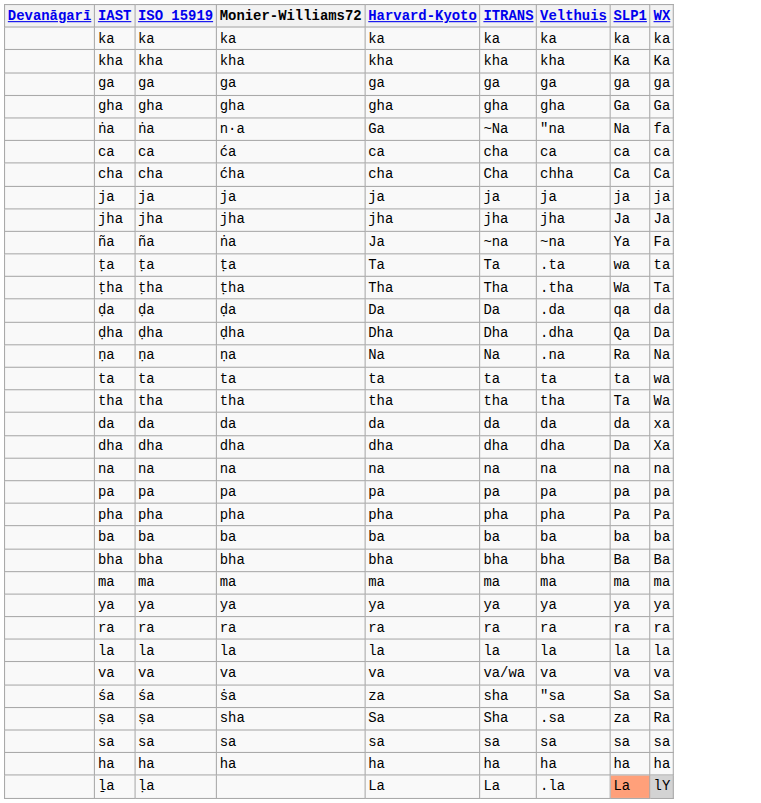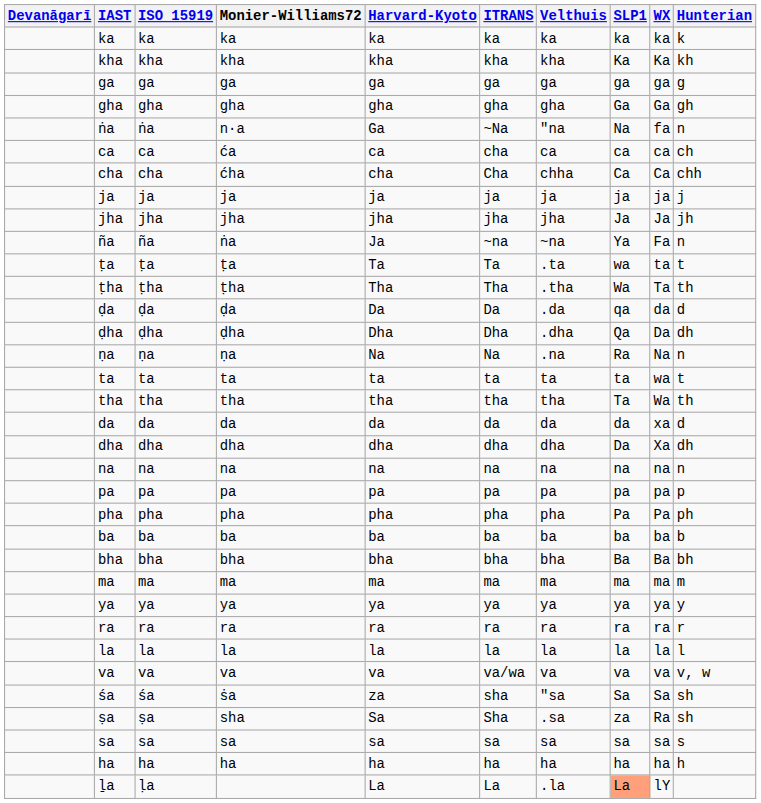+ column: (714, 16)
(662, 787) lightgrey background -> (662, 787) no background
